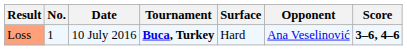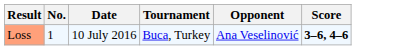- column: (241, 14)
(178, 34) bold -> (176, 34) normal
